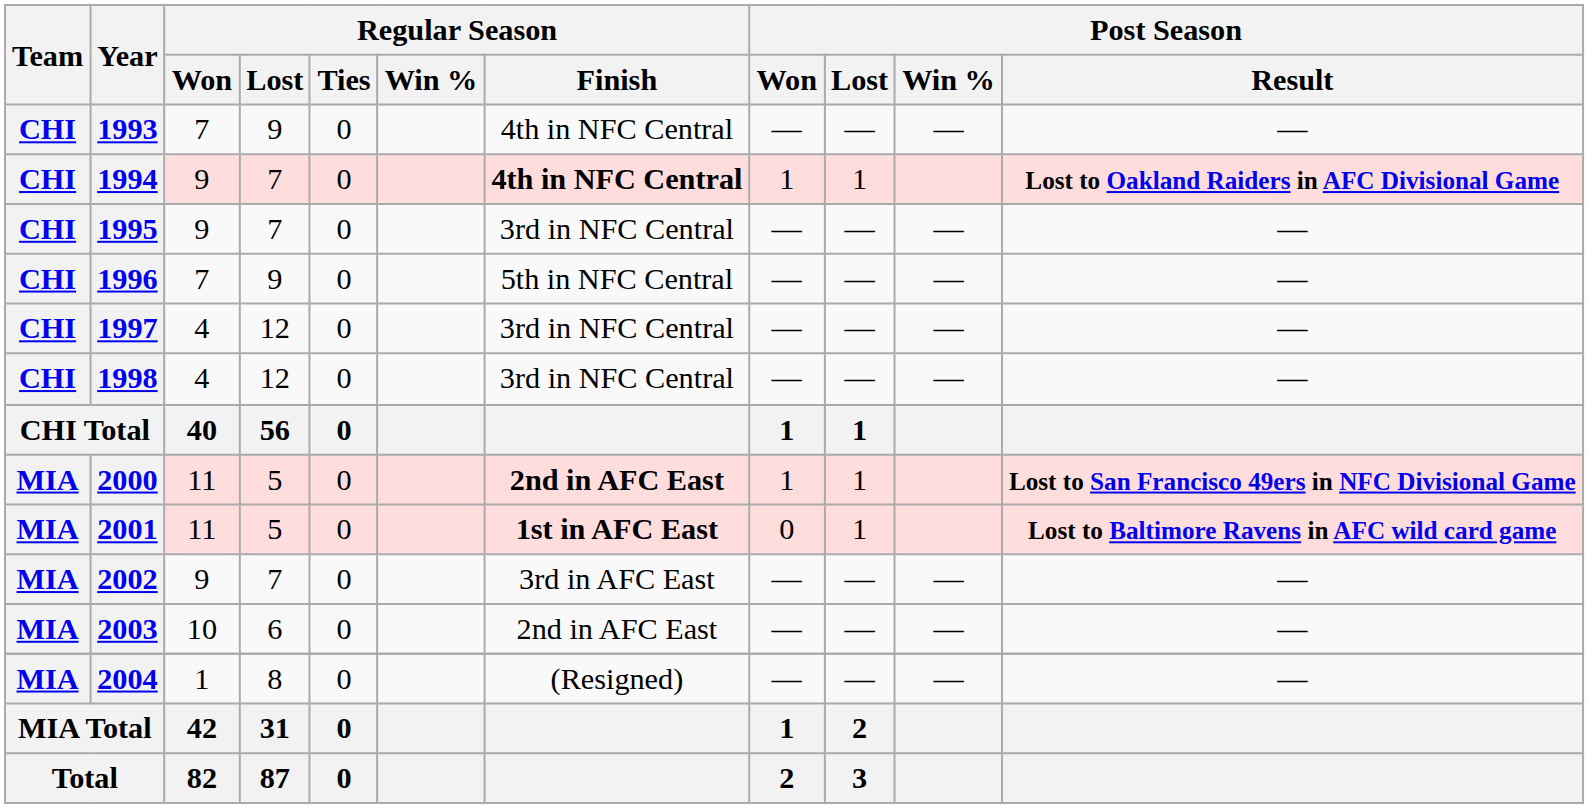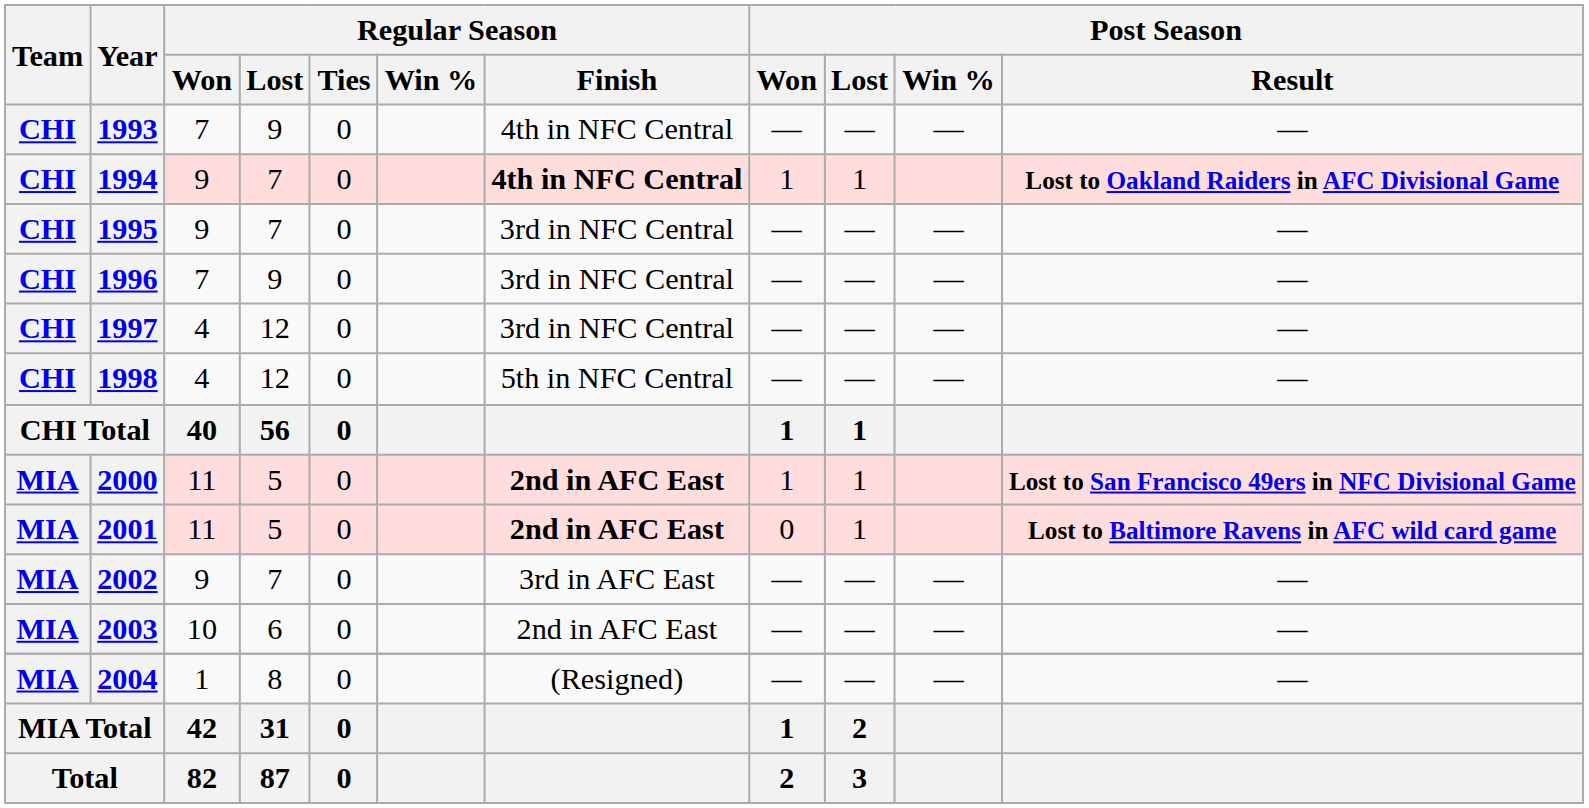(617, 278) 5th in NFC Central -> (617, 278) 3rd in NFC Central
(617, 378) 3rd in NFC Central -> (617, 378) 5th in NFC Central
(617, 528) 1st in AFC East -> (617, 528) 2nd in AFC East
